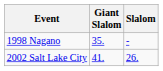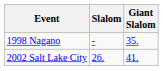columns swapped: (141, 18) <-> (107, 18)
